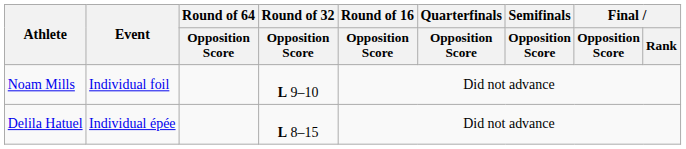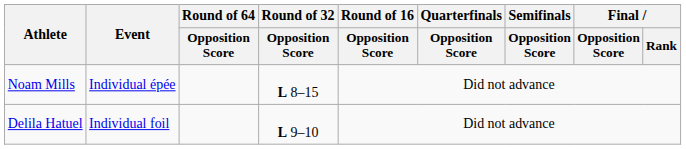(129, 85) Individual foil -> (132, 85) Individual épée
(298, 93) L 9–10 -> (298, 93) L 8–15
(132, 124) Individual épée -> (129, 124) Individual foil
(298, 132) L 8–15 -> (298, 132) L 9–10
